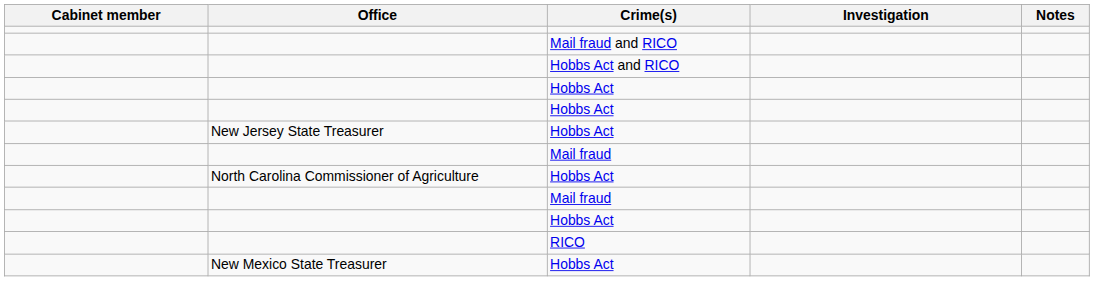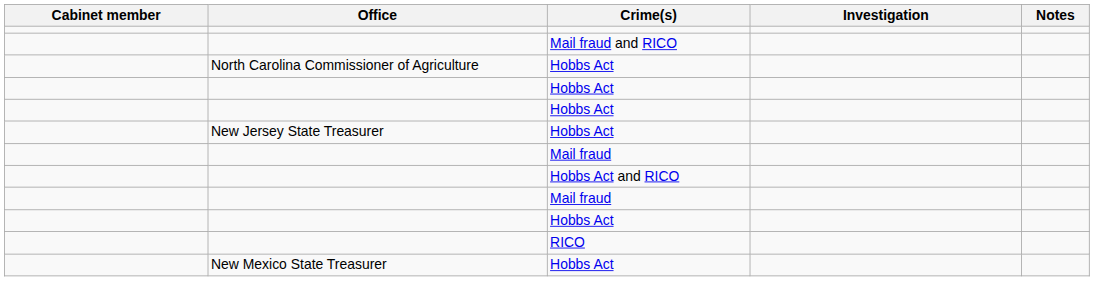rows swapped: (377, 66) <-> (345, 176)
